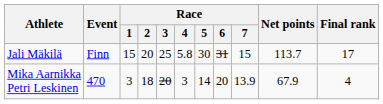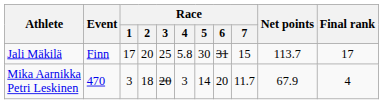(129, 54) 15 -> (129, 54) 17
(245, 81) 13.9 -> (244, 81) 11.7
